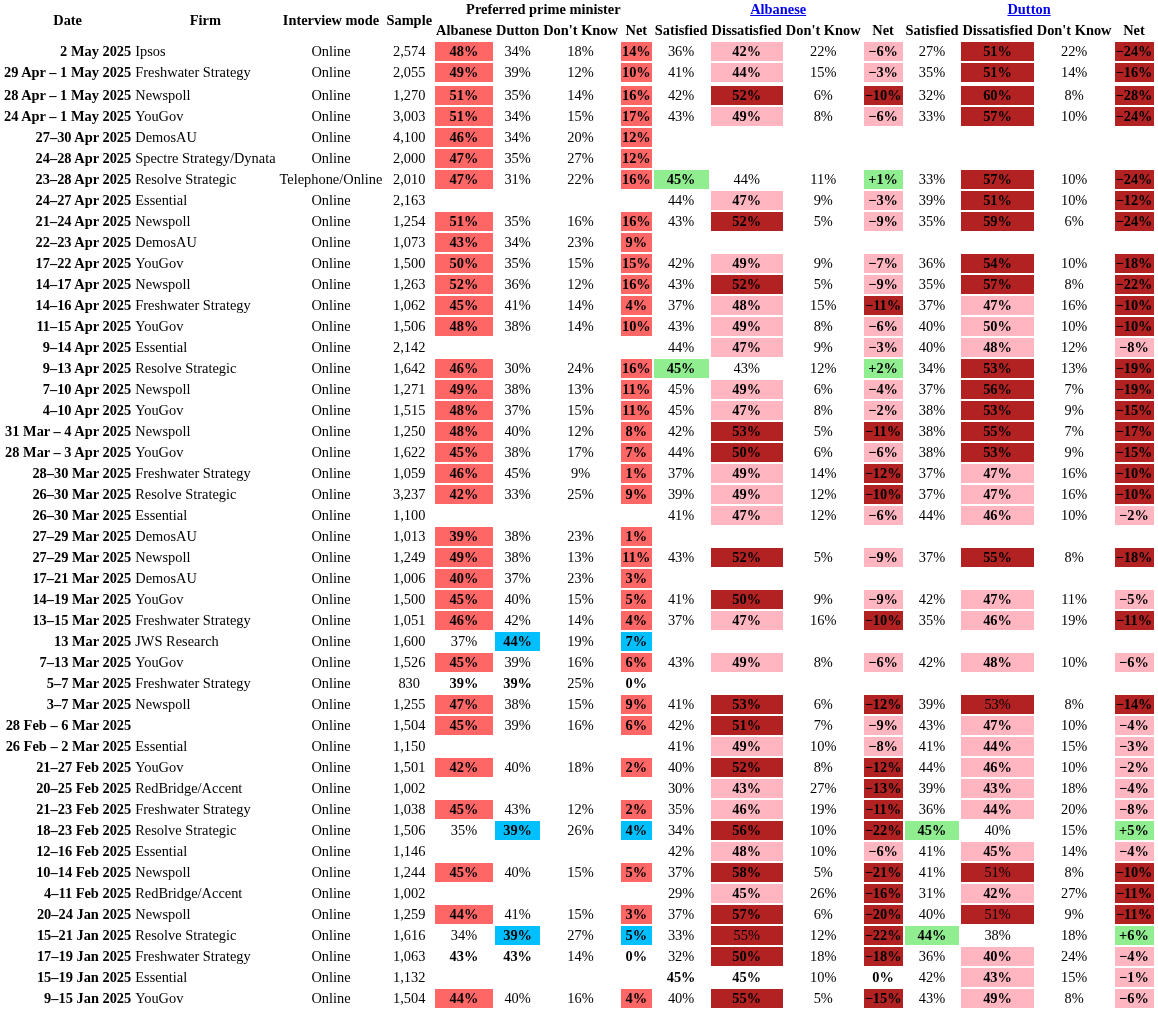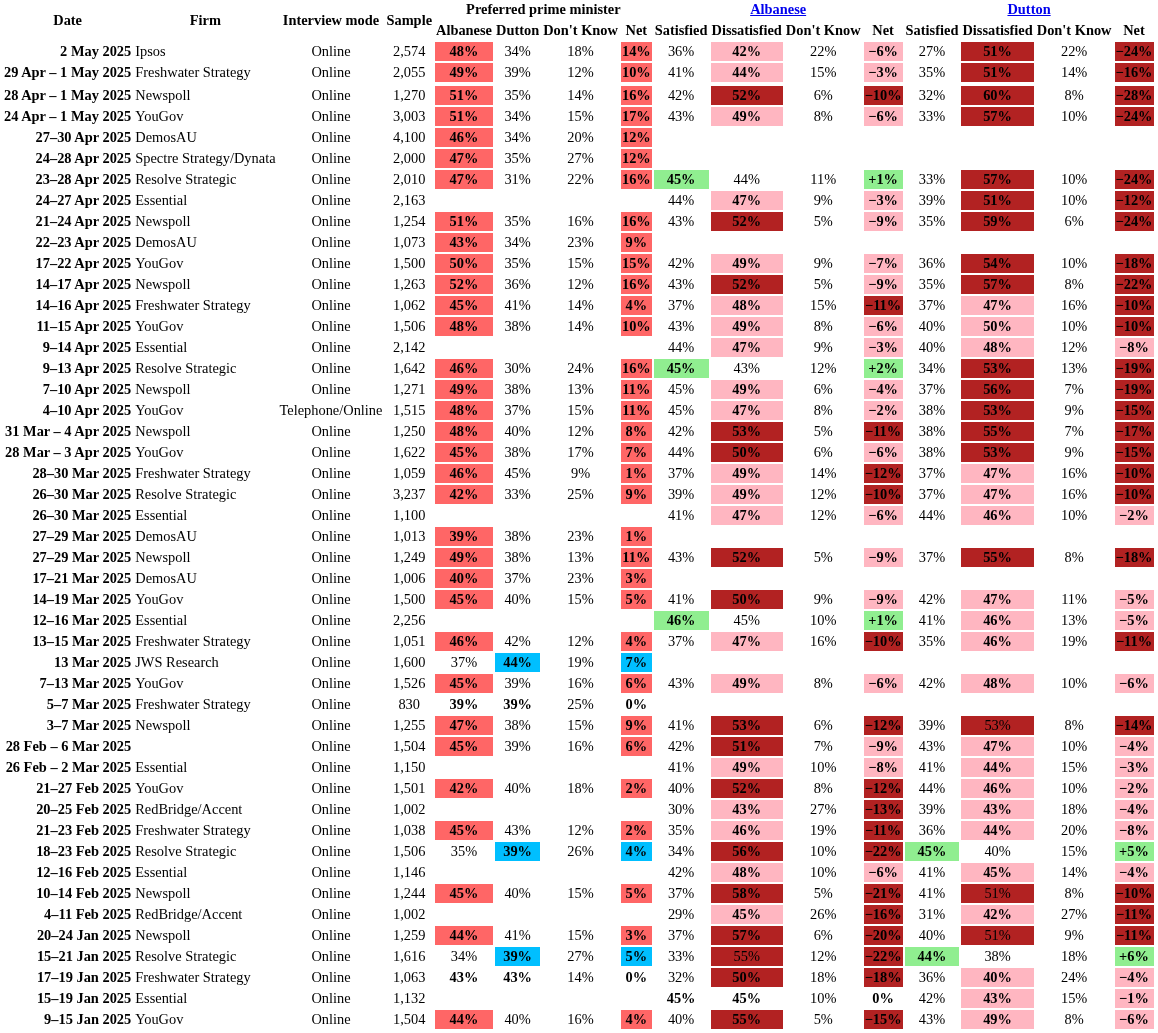(331, 179) Telephone/Online -> (331, 179) Online
(331, 410) Online -> (331, 410) Telephone/Online
+ row: (82, 620)
(581, 620) 14% -> (581, 641) 12%
